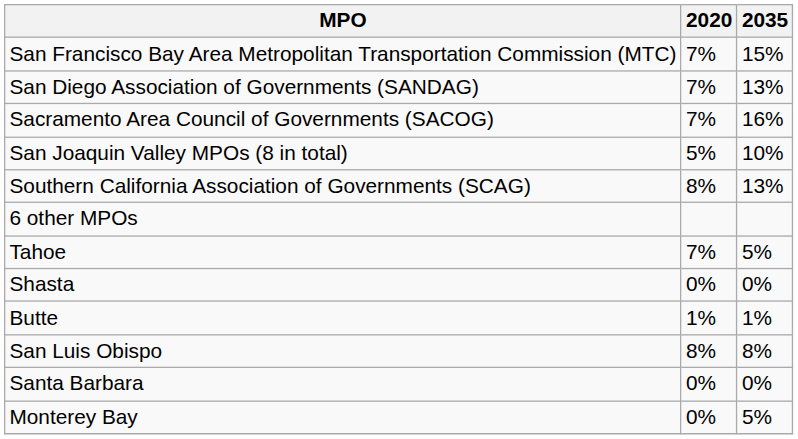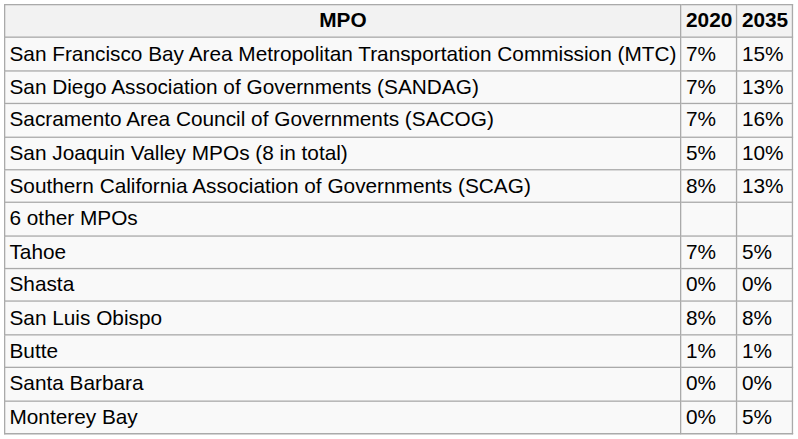rows swapped: (34, 317) <-> (86, 350)
